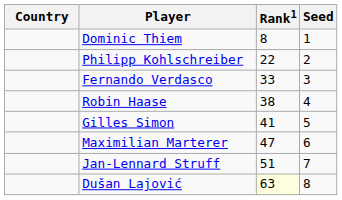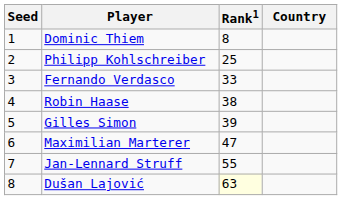columns swapped: (42, 16) <-> (318, 16)
(267, 60) 22 -> (230, 60) 25
(267, 122) 41 -> (230, 122) 39
(267, 163) 51 -> (230, 163) 55
